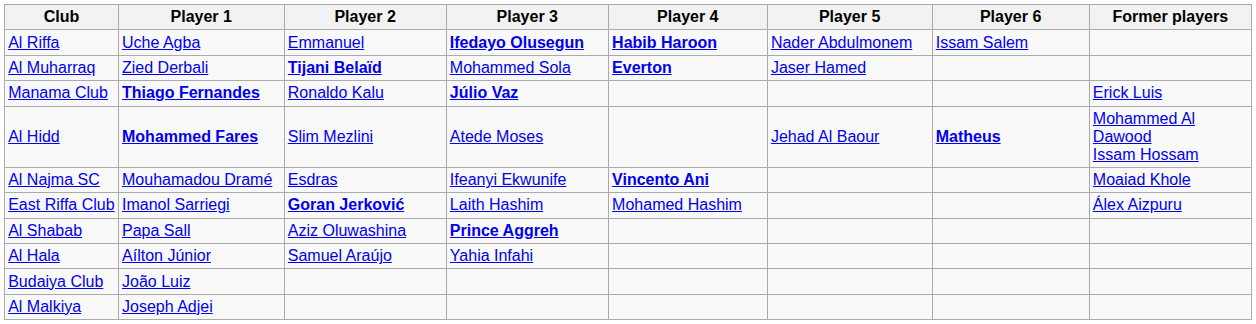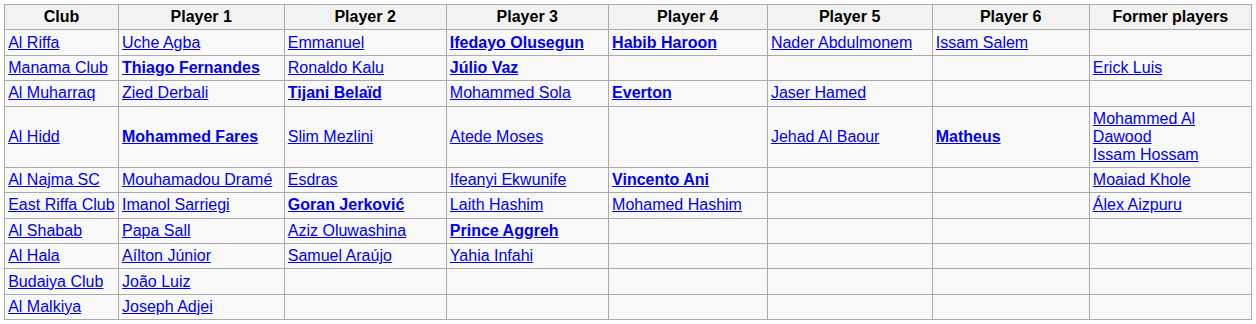rows swapped: (58, 93) <-> (52, 67)
